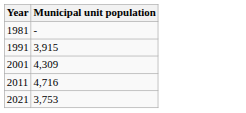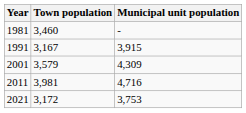+ column: (73, 13)
